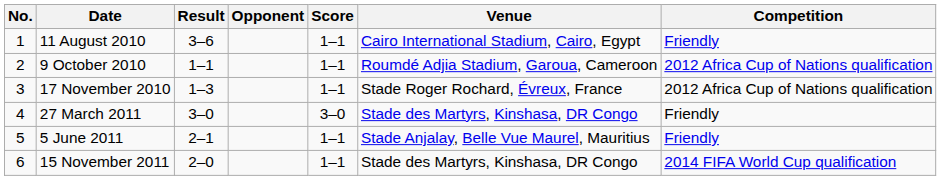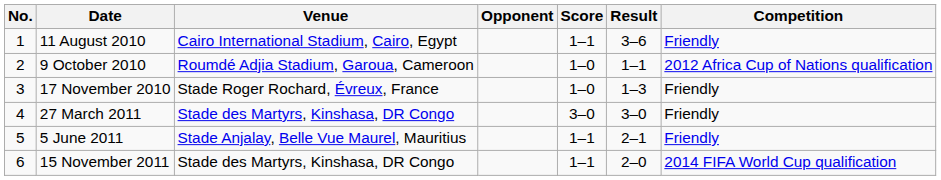columns swapped: (509, 16) <-> (201, 16)
(333, 65) 1–1 -> (582, 65) 1–0
(333, 89) 1–1 -> (582, 89) 1–0
(798, 89) 2012 Africa Cup of Nations qualification -> (692, 89) Friendly
